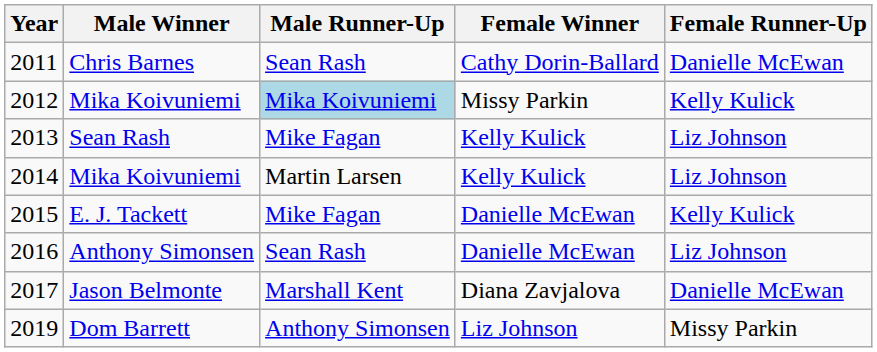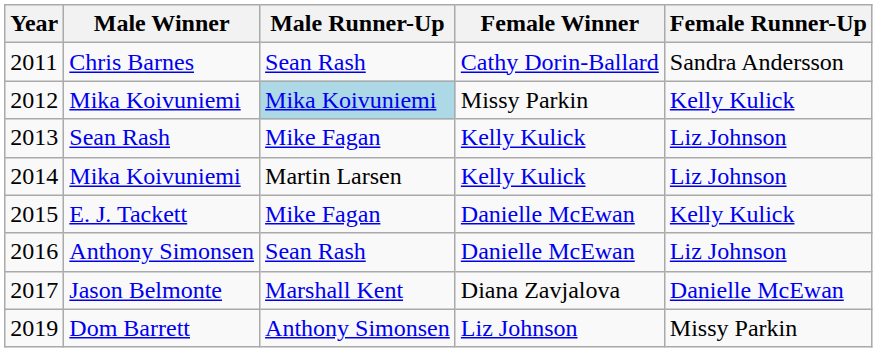(757, 61) Danielle McEwan -> (757, 61) Sandra Andersson
